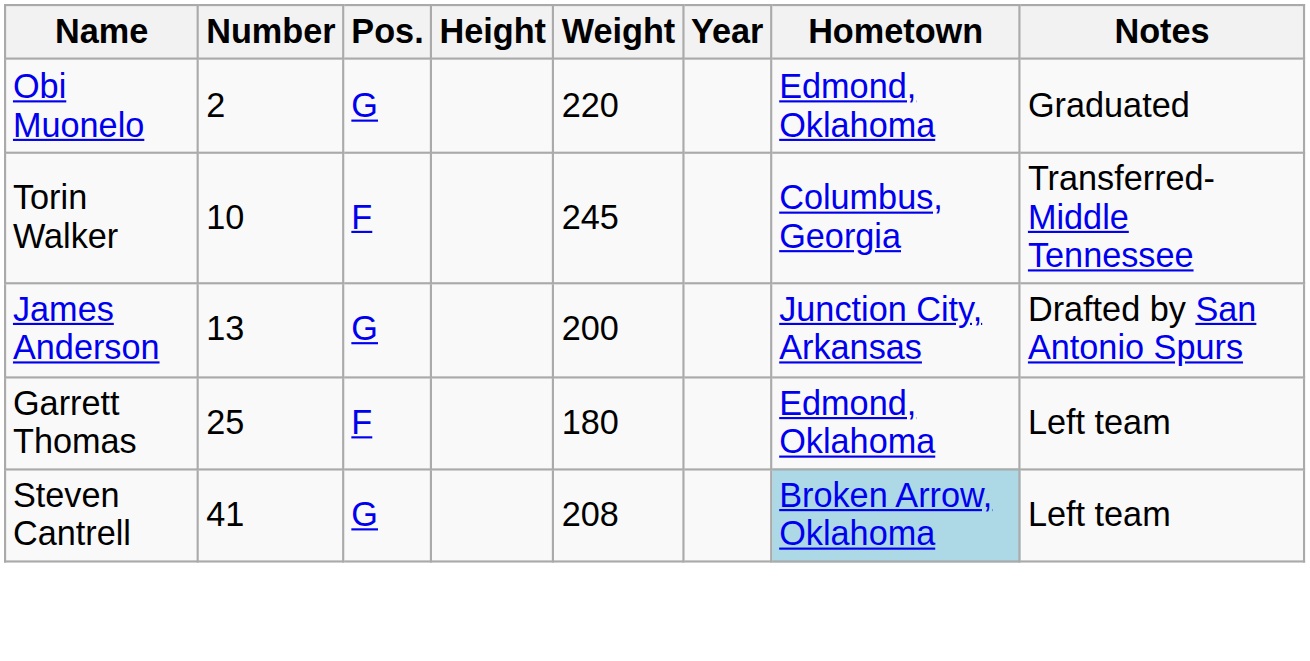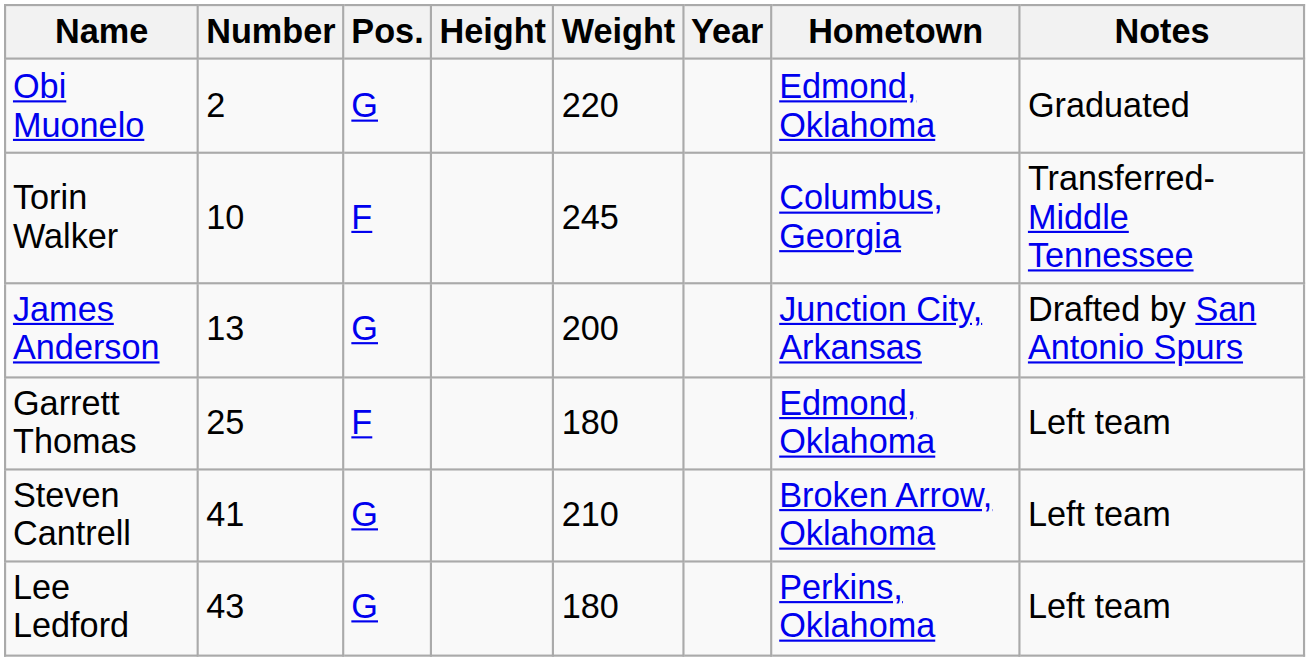(590, 515) 208 -> (590, 515) 210
(886, 515) lightblue background -> (886, 515) no background
+ row: (71, 607)
